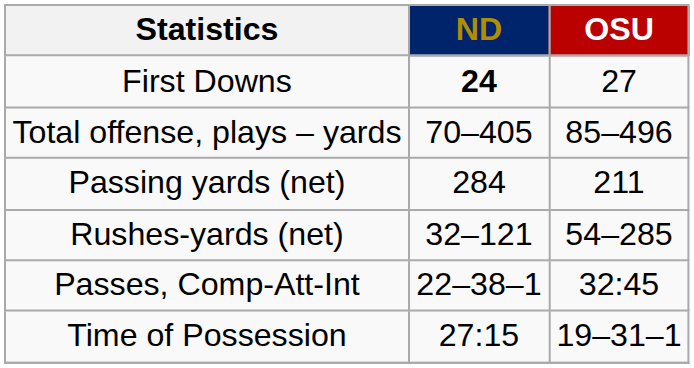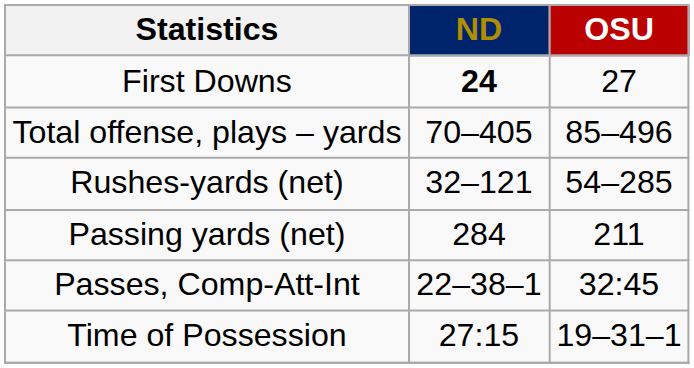rows swapped: (207, 234) <-> (207, 183)
